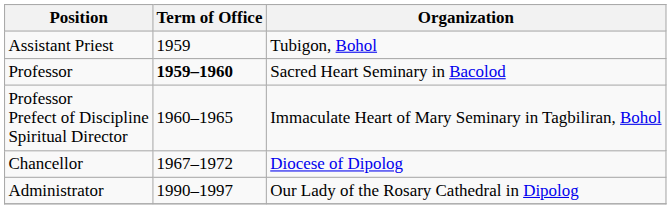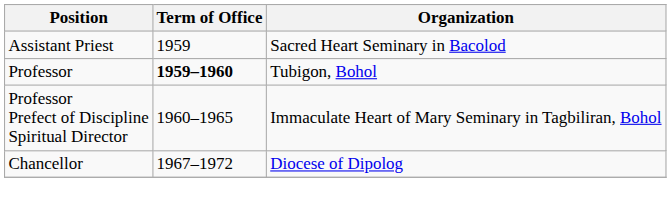(324, 44) Tubigon, Bohol -> (388, 44) Sacred Heart Seminary in Bacolod
(388, 71) Sacred Heart Seminary in Bacolod -> (324, 71) Tubigon, Bohol
- row: (56, 190)
